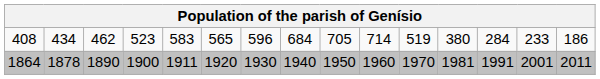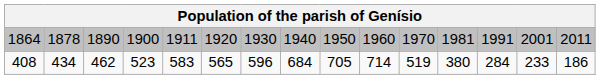rows swapped: (24, 62) <-> (24, 39)
